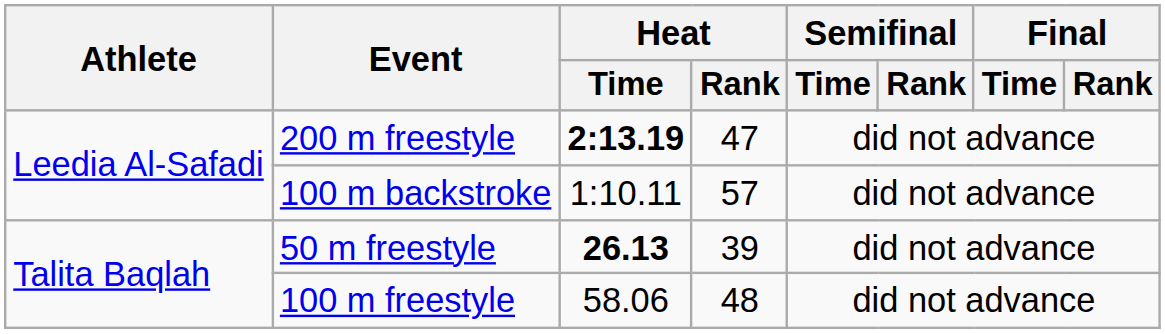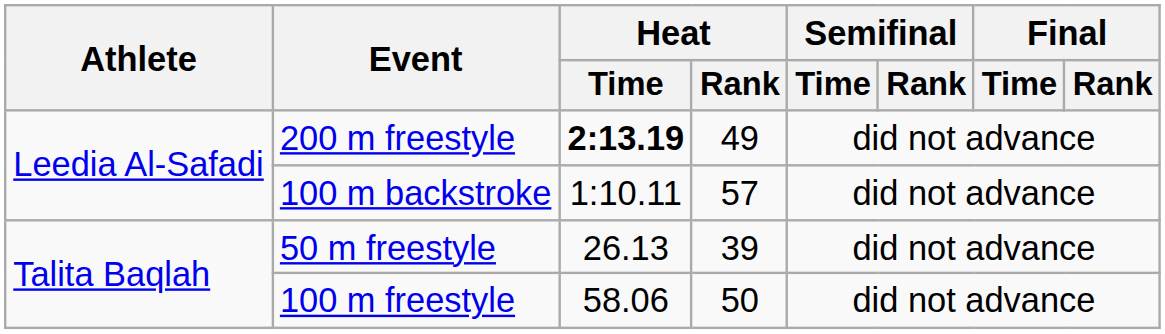(740, 138) 47 -> (740, 138) 49
(626, 247) bold -> (626, 247) normal
(740, 302) 48 -> (740, 302) 50
